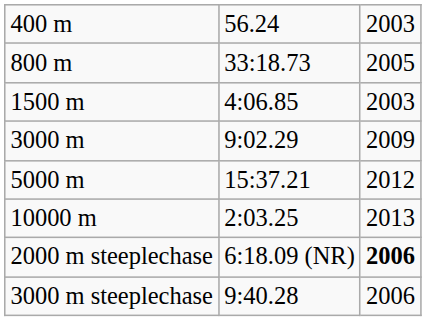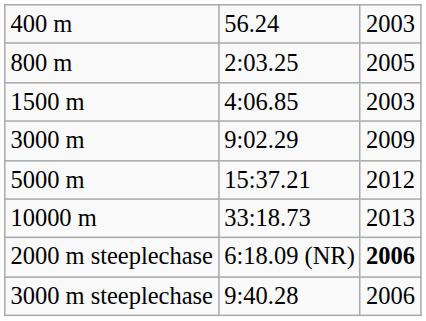(267, 62) 33:18.73 -> (261, 62) 2:03.25
(261, 218) 2:03.25 -> (267, 218) 33:18.73
